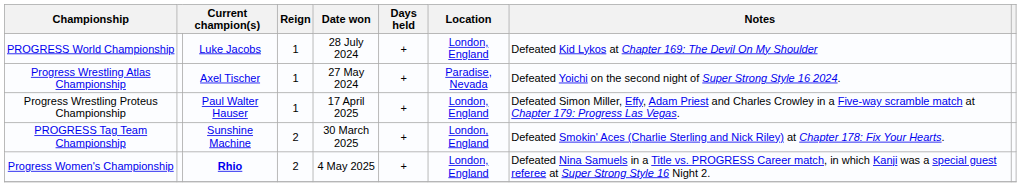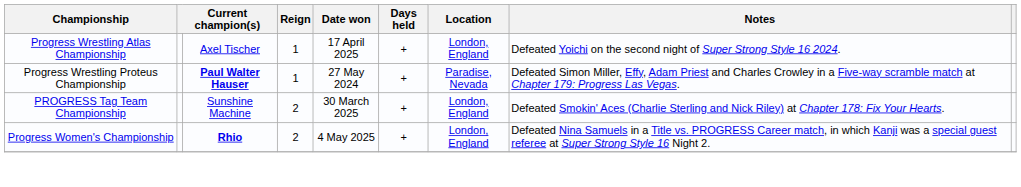- row: (91, 48)
(346, 78) 27 May 2024 -> (346, 48) 17 April 2025
(469, 78) Paradise, Nevada -> (469, 48) London, England
(230, 107) normal -> (230, 78) bold
(346, 107) 17 April 2025 -> (346, 78) 27 May 2024
(469, 107) London, England -> (469, 78) Paradise, Nevada
